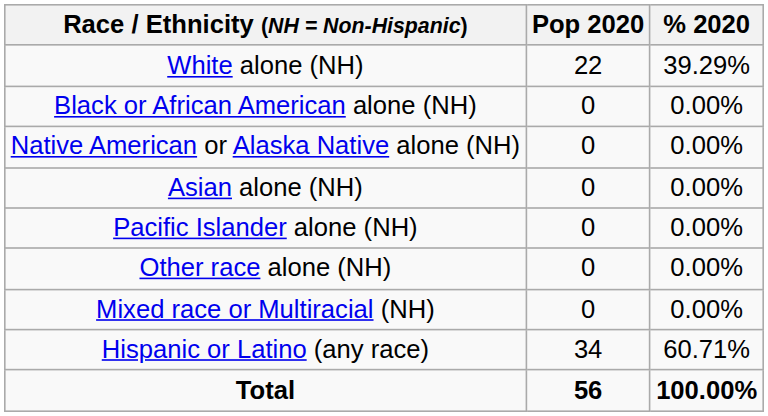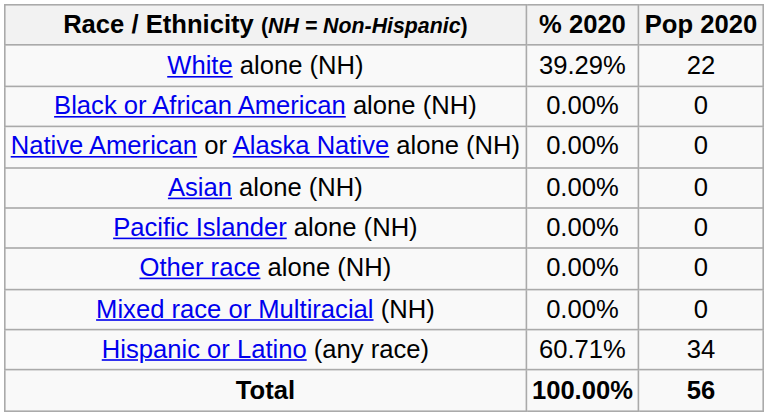columns swapped: (588, 24) <-> (707, 24)
